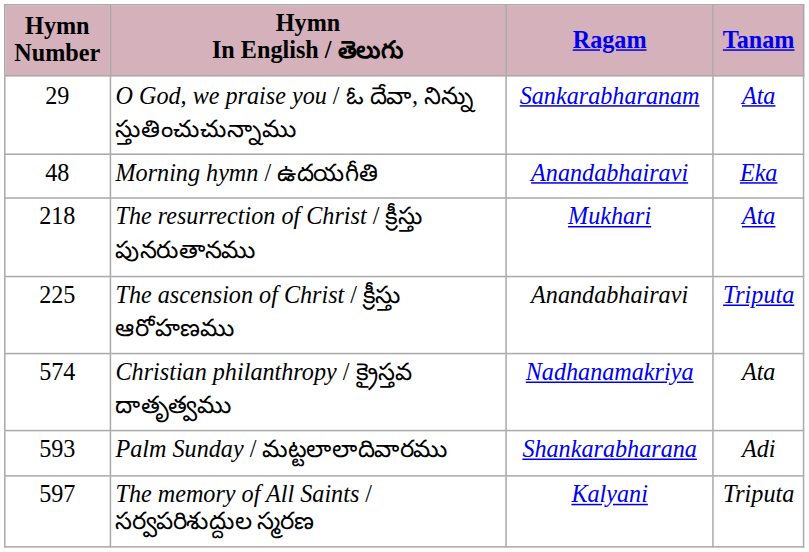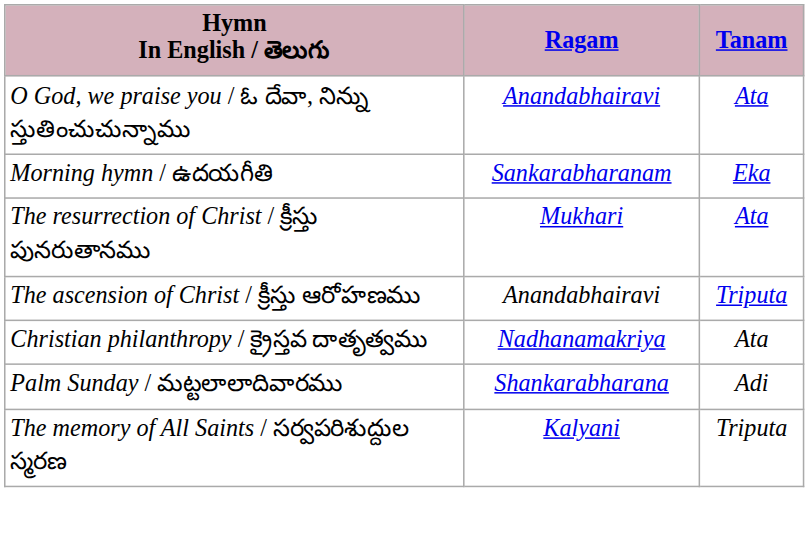- column: (57, 40)
(610, 95) Sankarabharanam -> (582, 95) Anandabhairavi
(610, 172) Anandabhairavi -> (582, 172) Sankarabharanam
